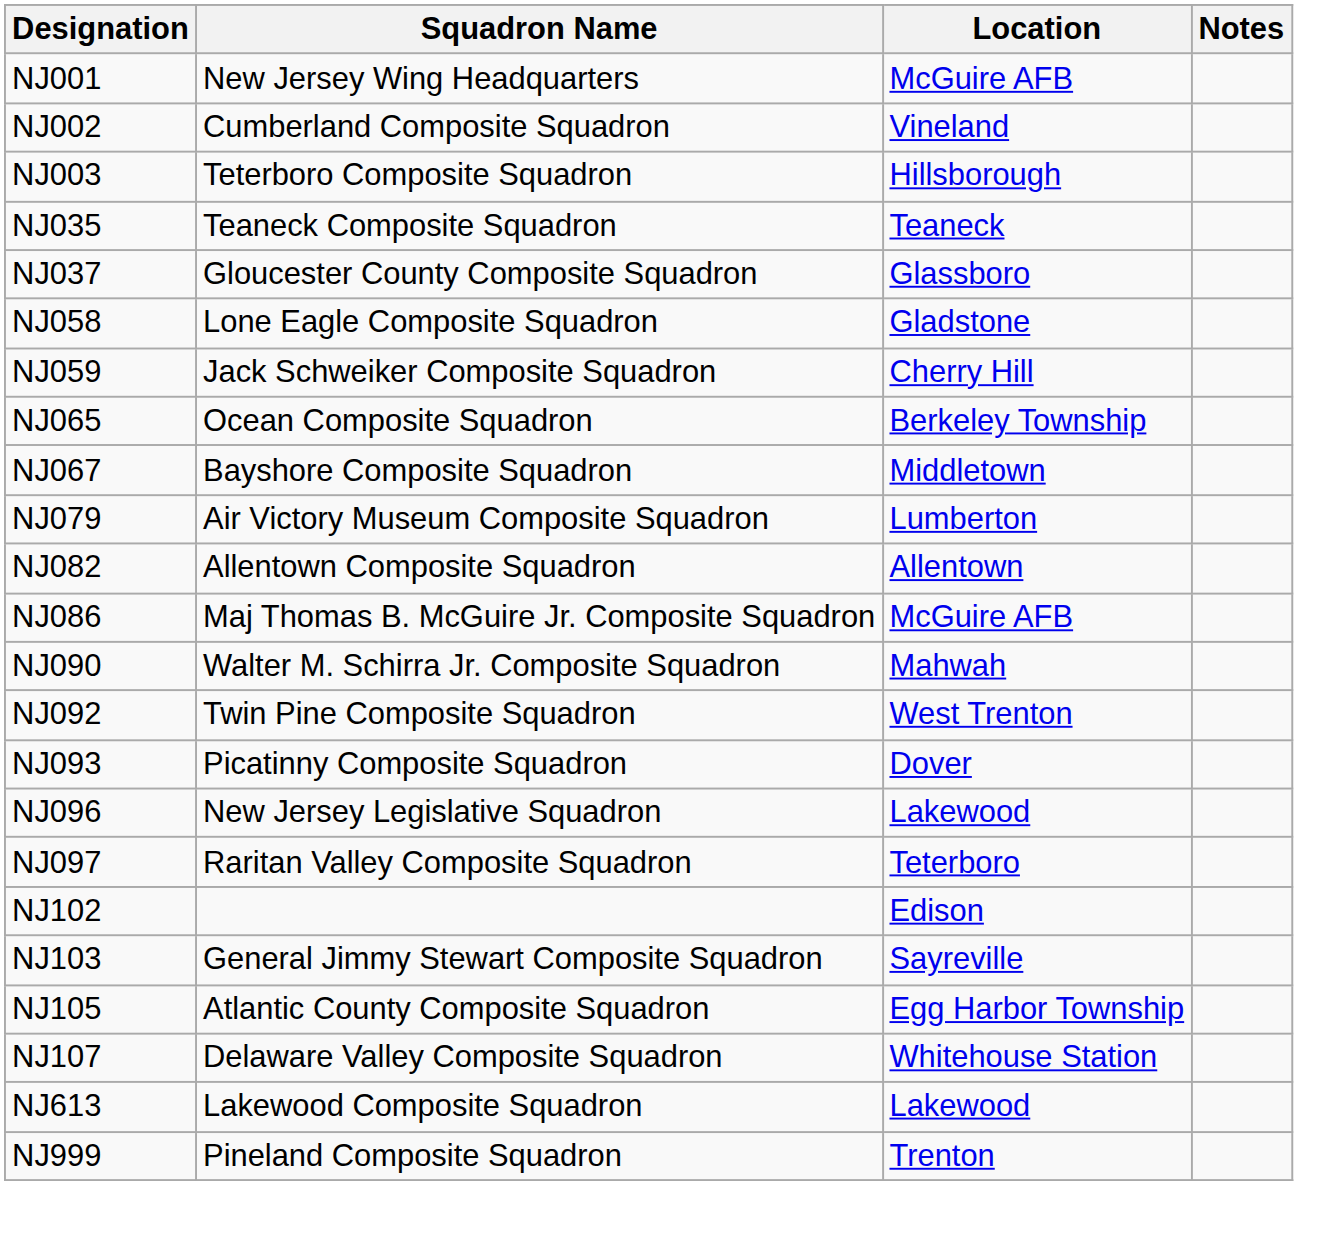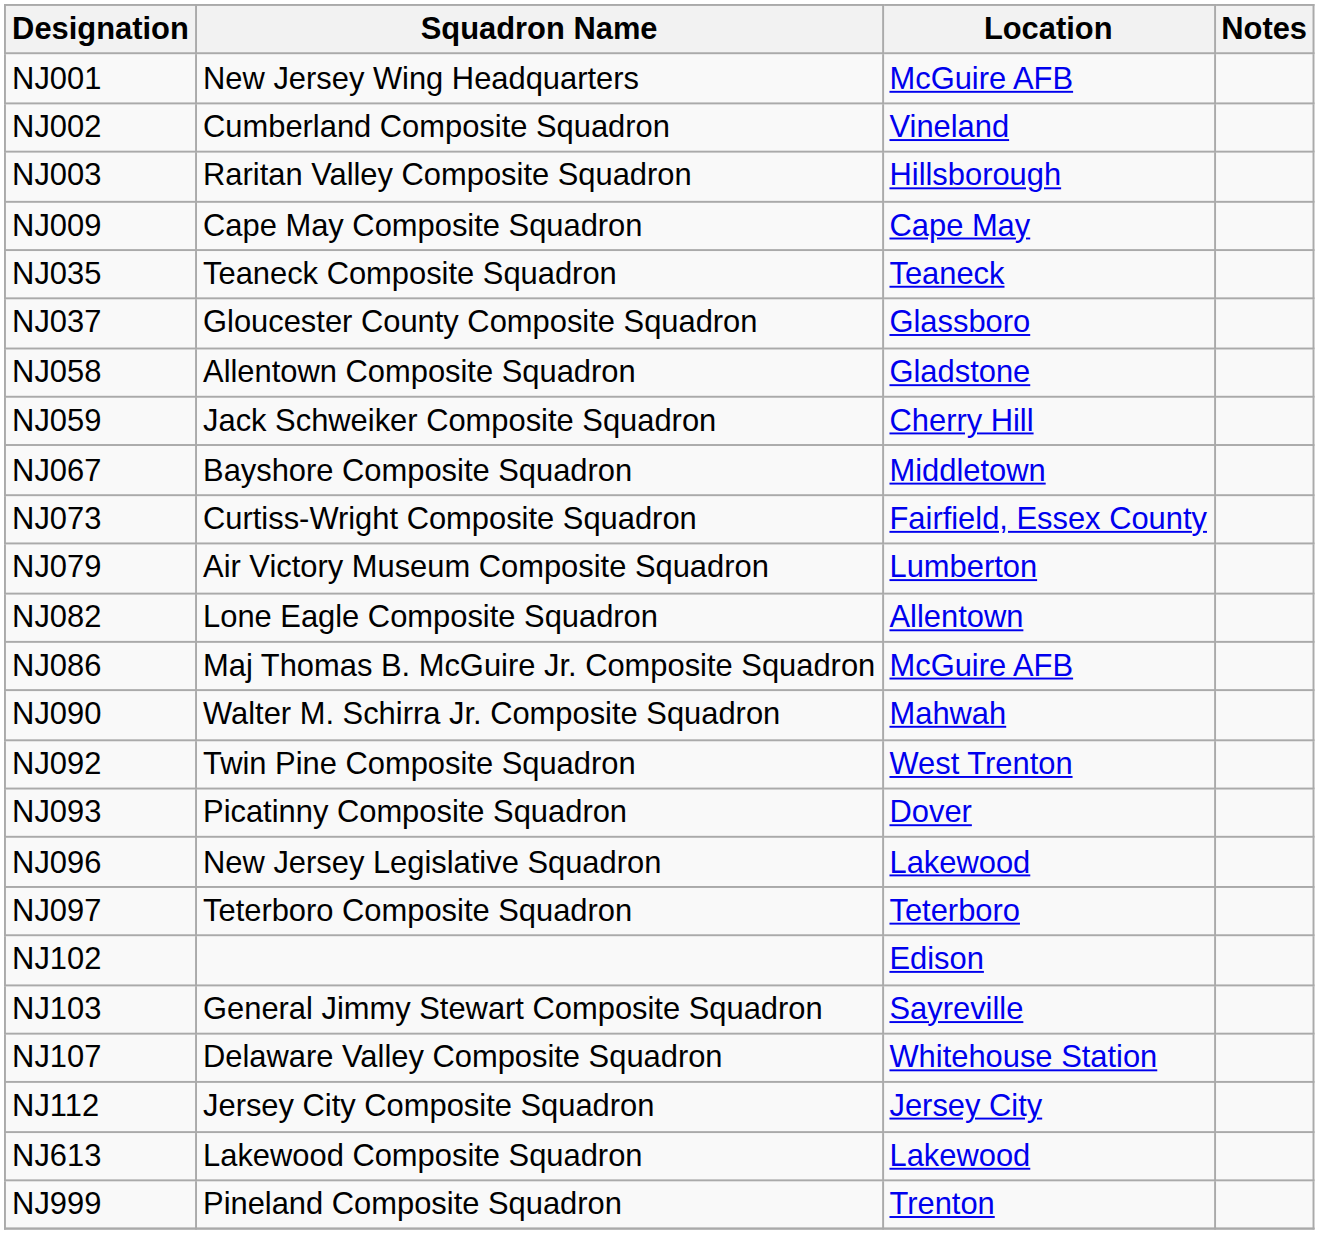(418, 175) Teterboro Composite Squadron -> (447, 175) Raritan Valley Composite Squadron
+ row: (57, 224)
(430, 322) Lone Eagle Composite Squadron -> (419, 371) Allentown Composite Squadron
- row: (57, 420)
+ row: (57, 518)
(419, 567) Allentown Composite Squadron -> (430, 616) Lone Eagle Composite Squadron
(447, 861) Raritan Valley Composite Squadron -> (418, 910) Teterboro Composite Squadron
- row: (57, 1008)
+ row: (56, 1106)
